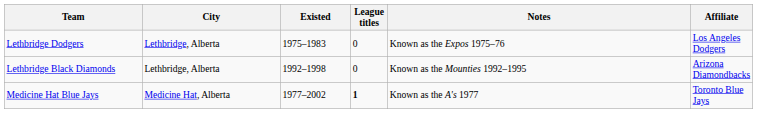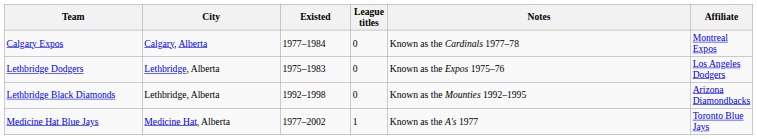+ row: (35, 43)
(355, 95) bold -> (355, 121) normal
